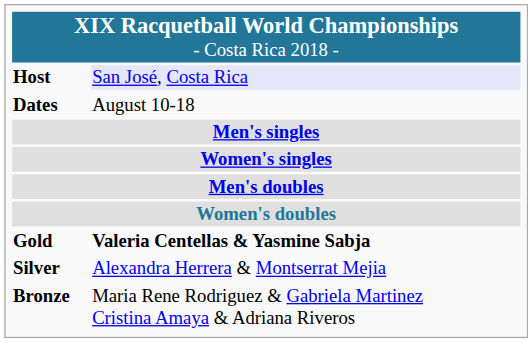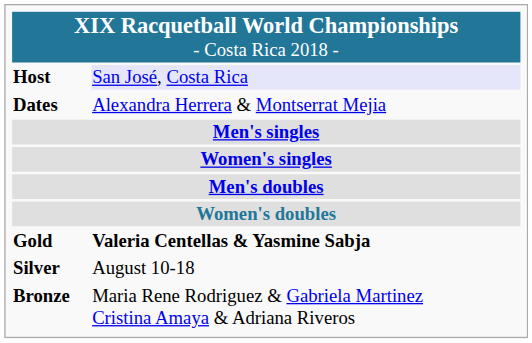(143, 104) August 10-18 -> (239, 104) Alexandra Herrera & Montserrat Mejia
(239, 268) Alexandra Herrera & Montserrat Mejia -> (143, 268) August 10-18
